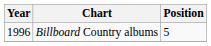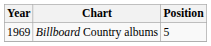(19, 32) 1996 -> (19, 32) 1969
